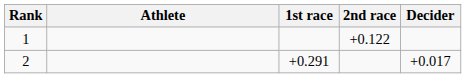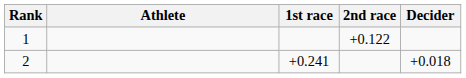(309, 61) +0.291 -> (309, 61) +0.241
(430, 61) +0.017 -> (430, 61) +0.018
